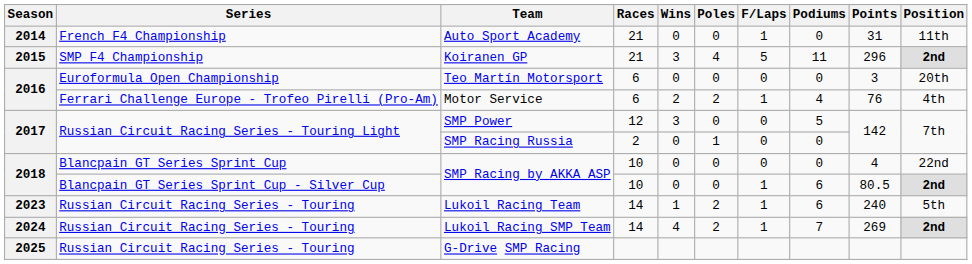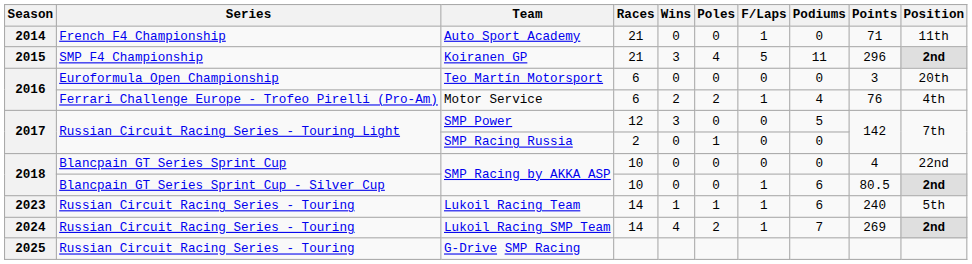(875, 36) 31 -> (875, 36) 71
(716, 206) 2 -> (716, 206) 1
